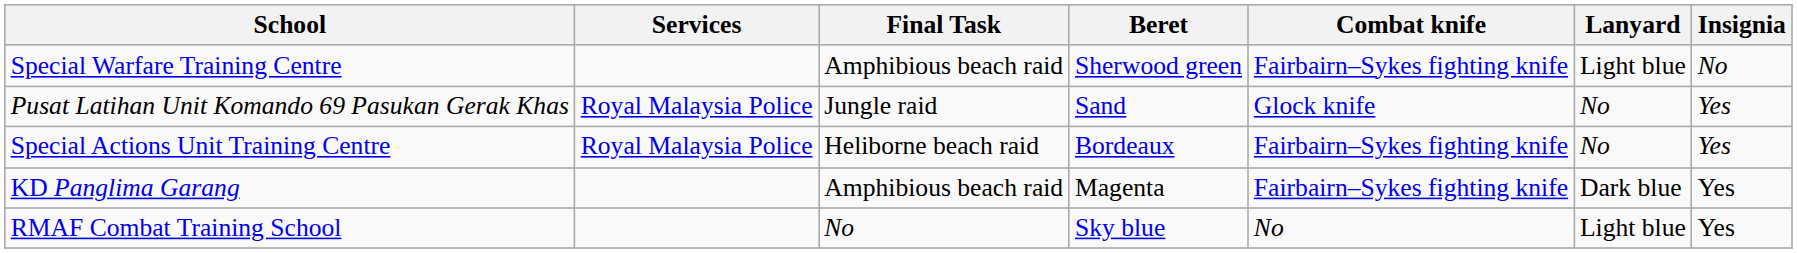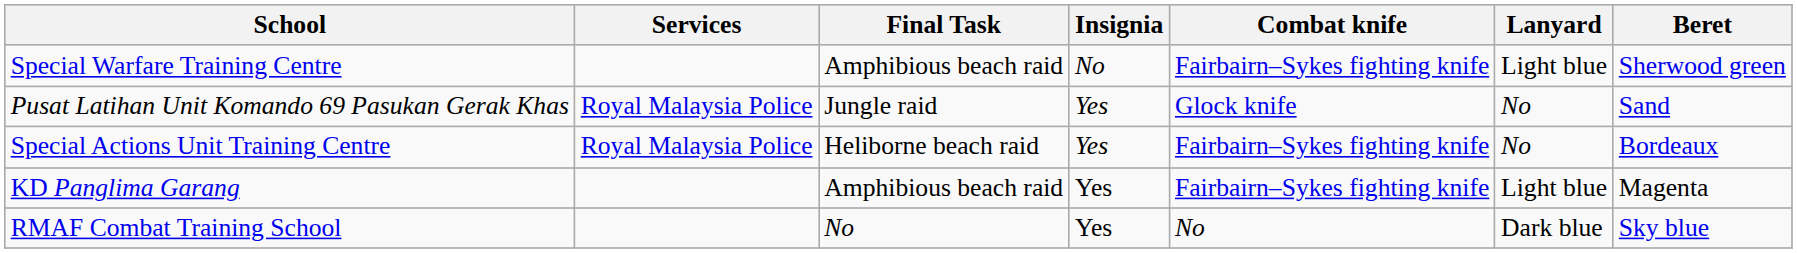columns swapped: (1159, 24) <-> (1742, 24)
(1631, 187) Dark blue -> (1554, 187) Light blue
(1633, 227) Light blue -> (1552, 227) Dark blue
